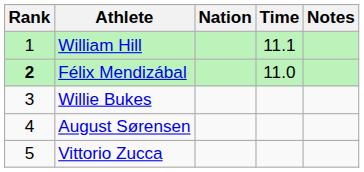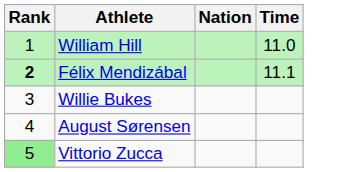- column: (331, 18)
(279, 45) 11.1 -> (279, 45) 11.0
(279, 72) 11.0 -> (279, 72) 11.1
(29, 153) no background -> (29, 153) lightgreen background
